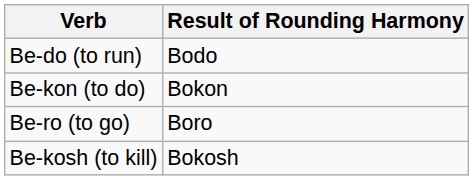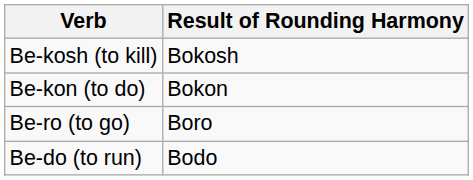rows swapped: (76, 55) <-> (83, 157)
